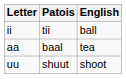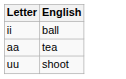- column: (58, 13)
